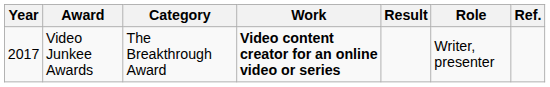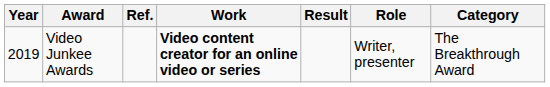columns swapped: (180, 15) <-> (528, 15)
(24, 54) 2017 -> (24, 54) 2019
